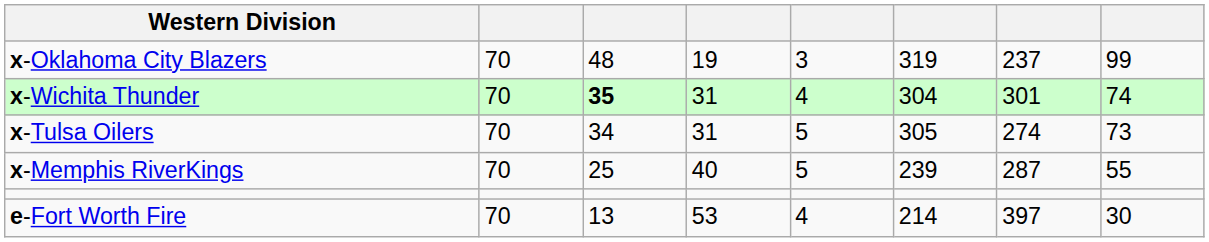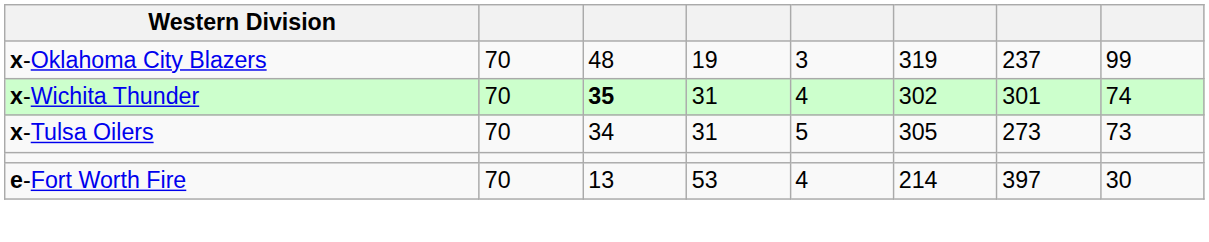(918, 96) 304 -> (918, 96) 302
(1022, 133) 274 -> (1022, 133) 273
- row: (127, 170)
